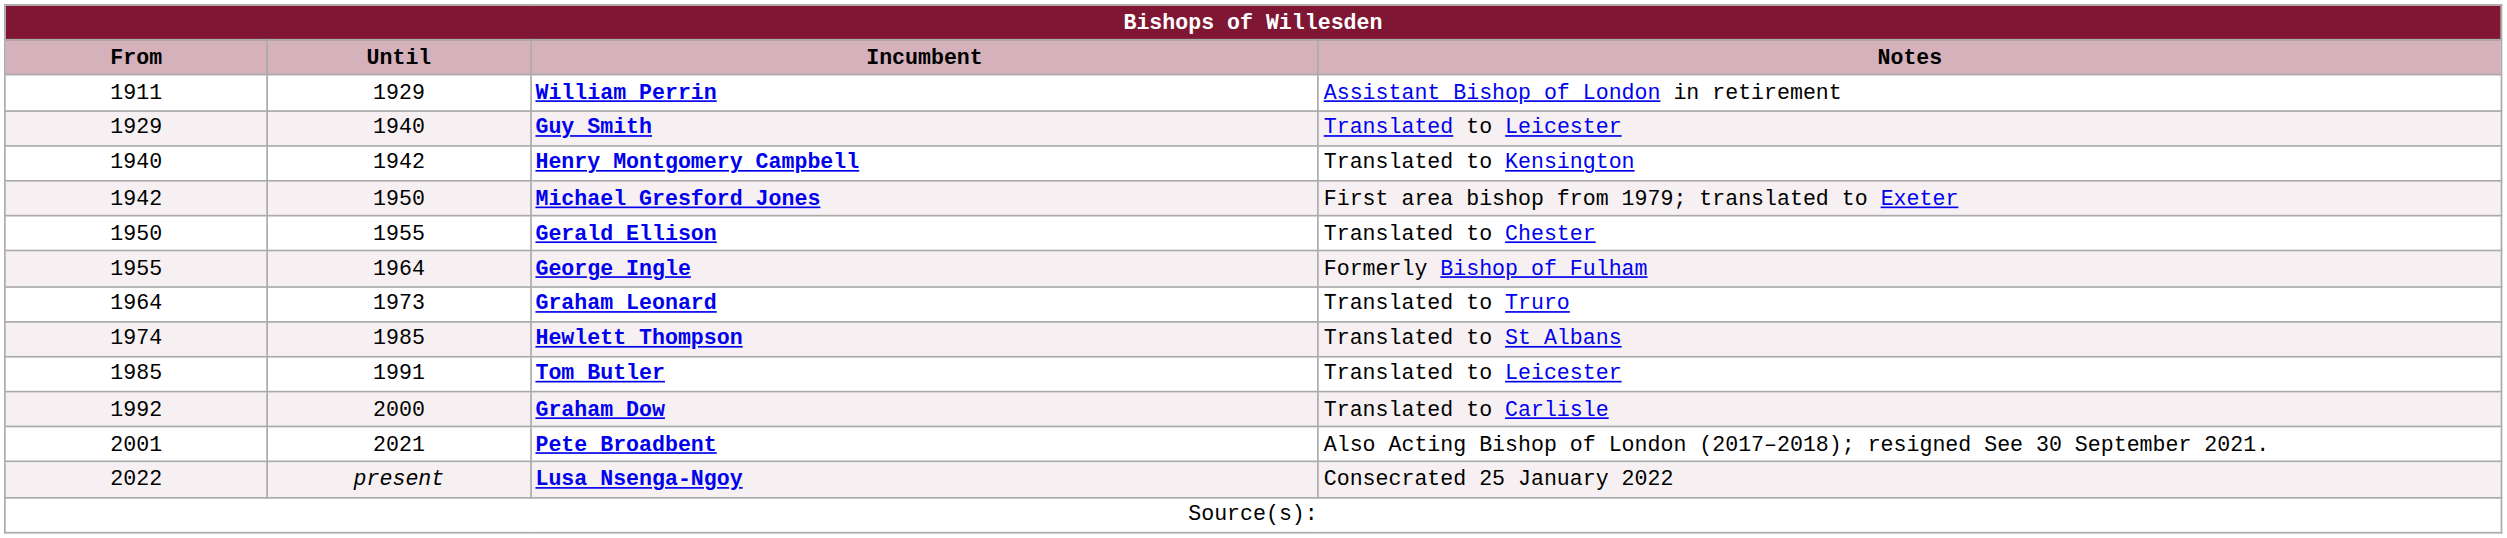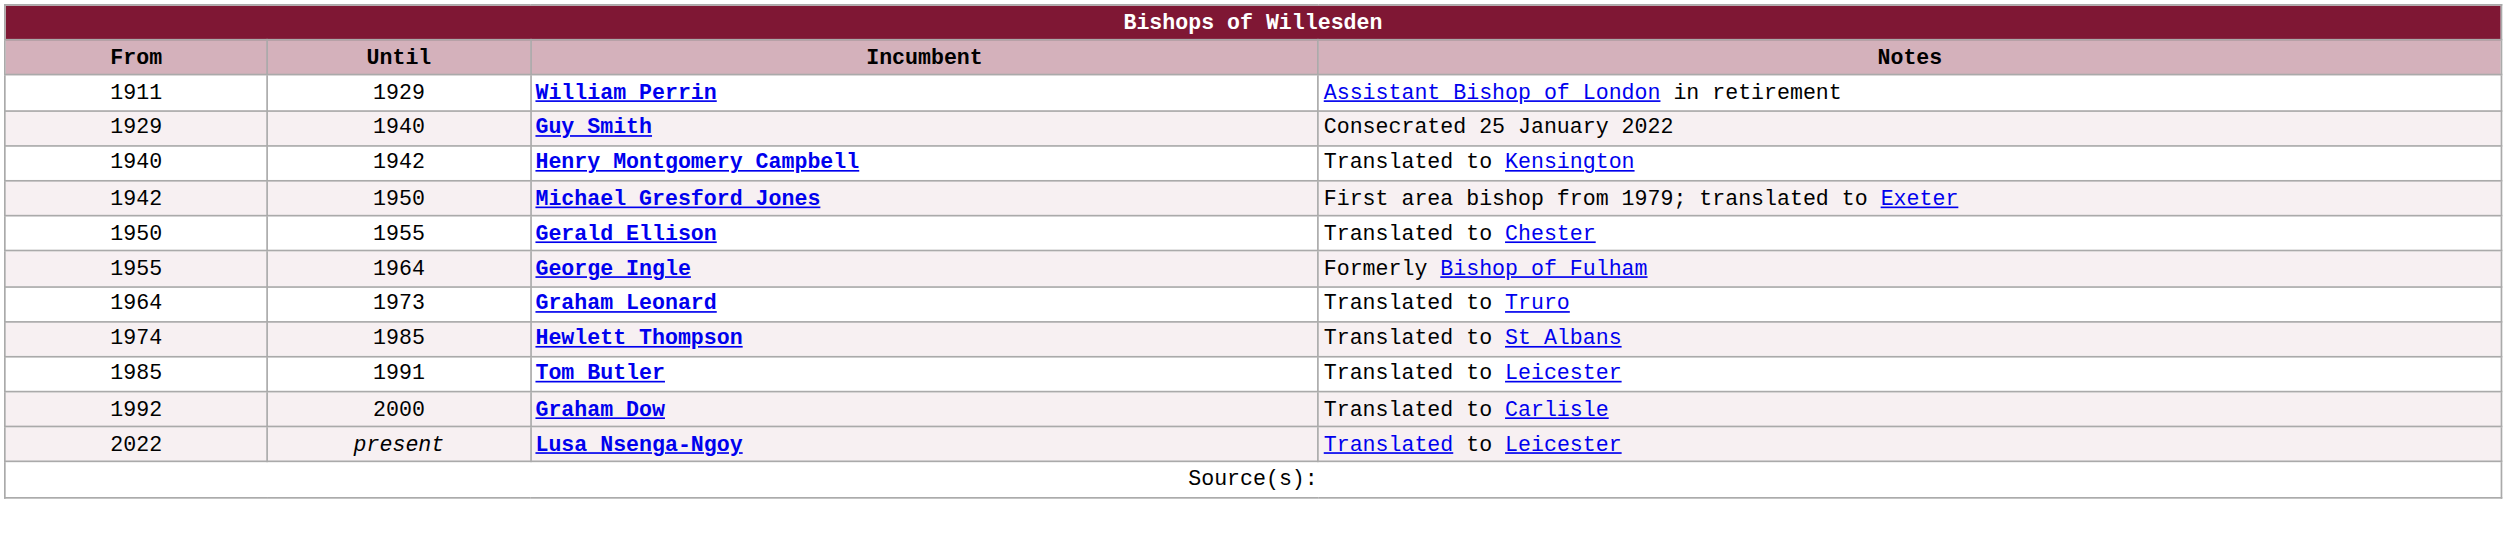(1473, 128) Translated to Leicester -> (1499, 128) Consecrated 25 January 2022
- row: (626, 444)
(1499, 480) Consecrated 25 January 2022 -> (1473, 444) Translated to Leicester
